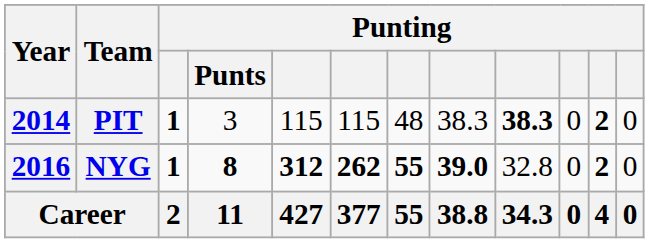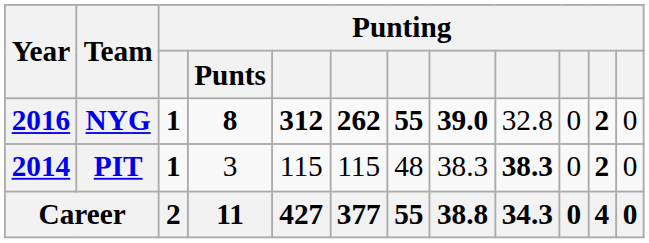rows swapped: (118, 120) <-> (118, 167)
